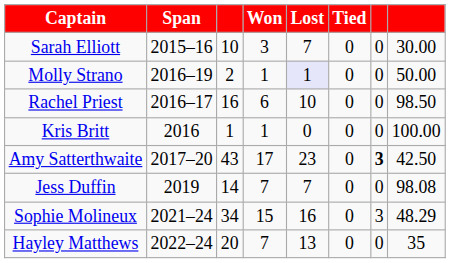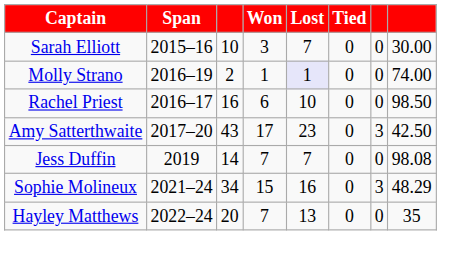(416, 74) 50.00 -> (412, 74) 74.00
- row: (75, 131)
(379, 159) bold -> (379, 131) normal
